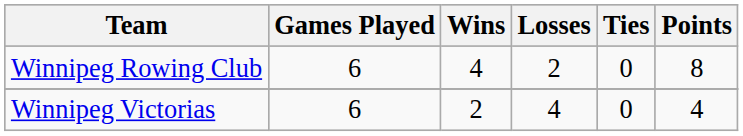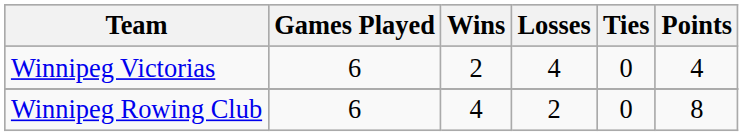rows swapped: (137, 67) <-> (113, 109)
